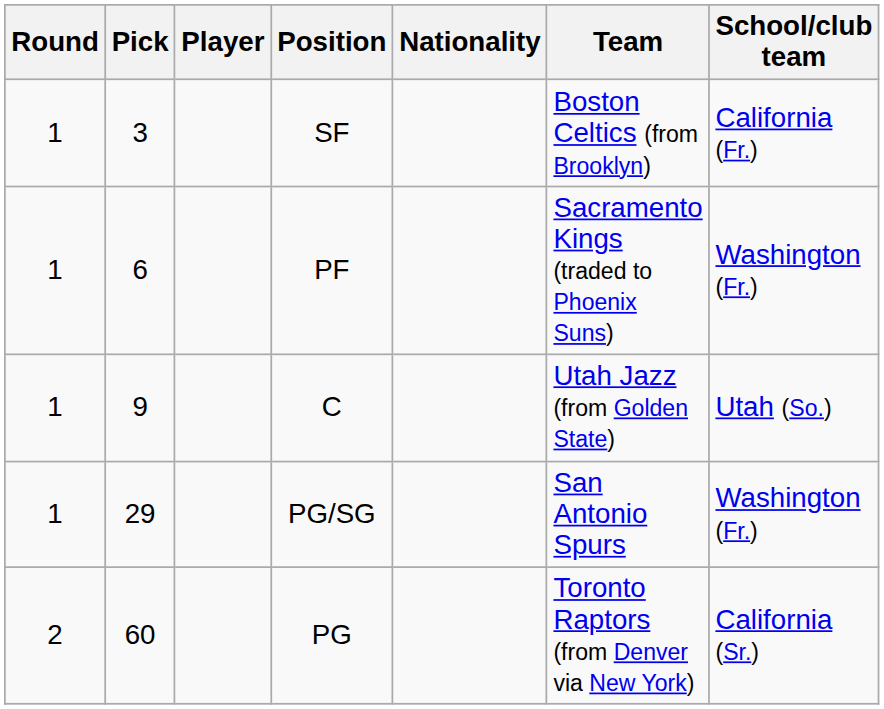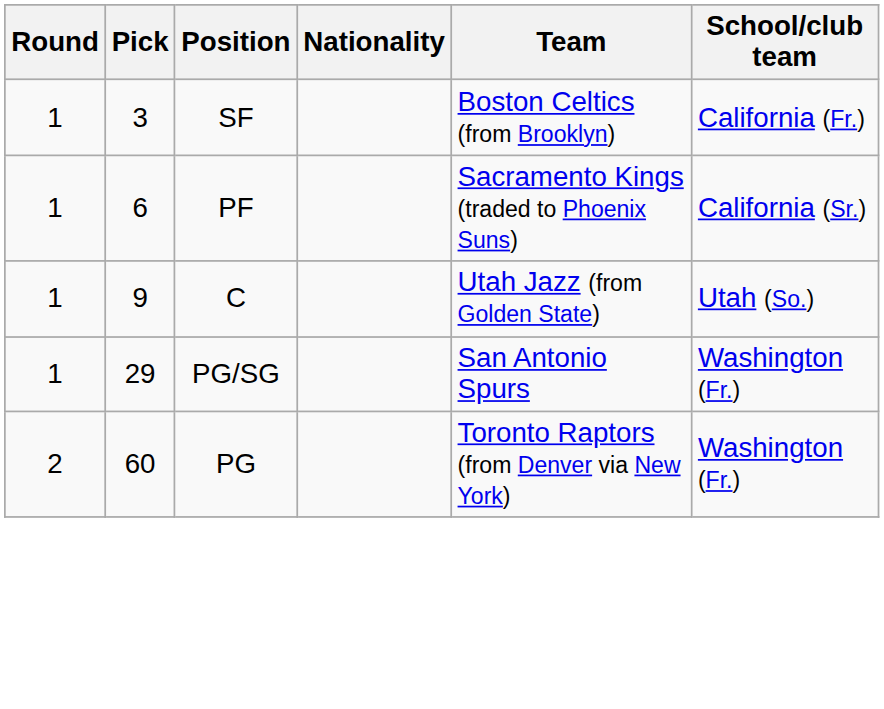- column: (223, 42)
(788, 269) Washington (Fr.) -> (782, 207) California (Sr.)
(774, 635) California (Sr.) -> (770, 463) Washington (Fr.)
